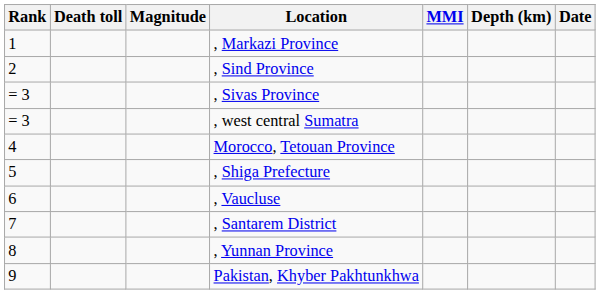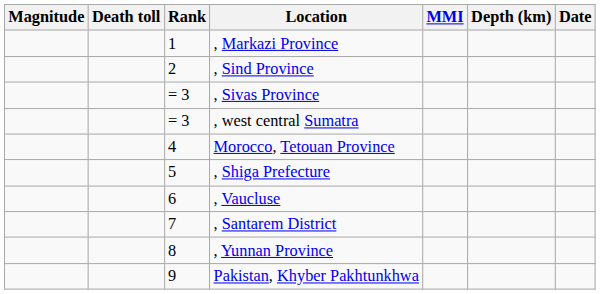columns swapped: (27, 17) <-> (168, 17)
